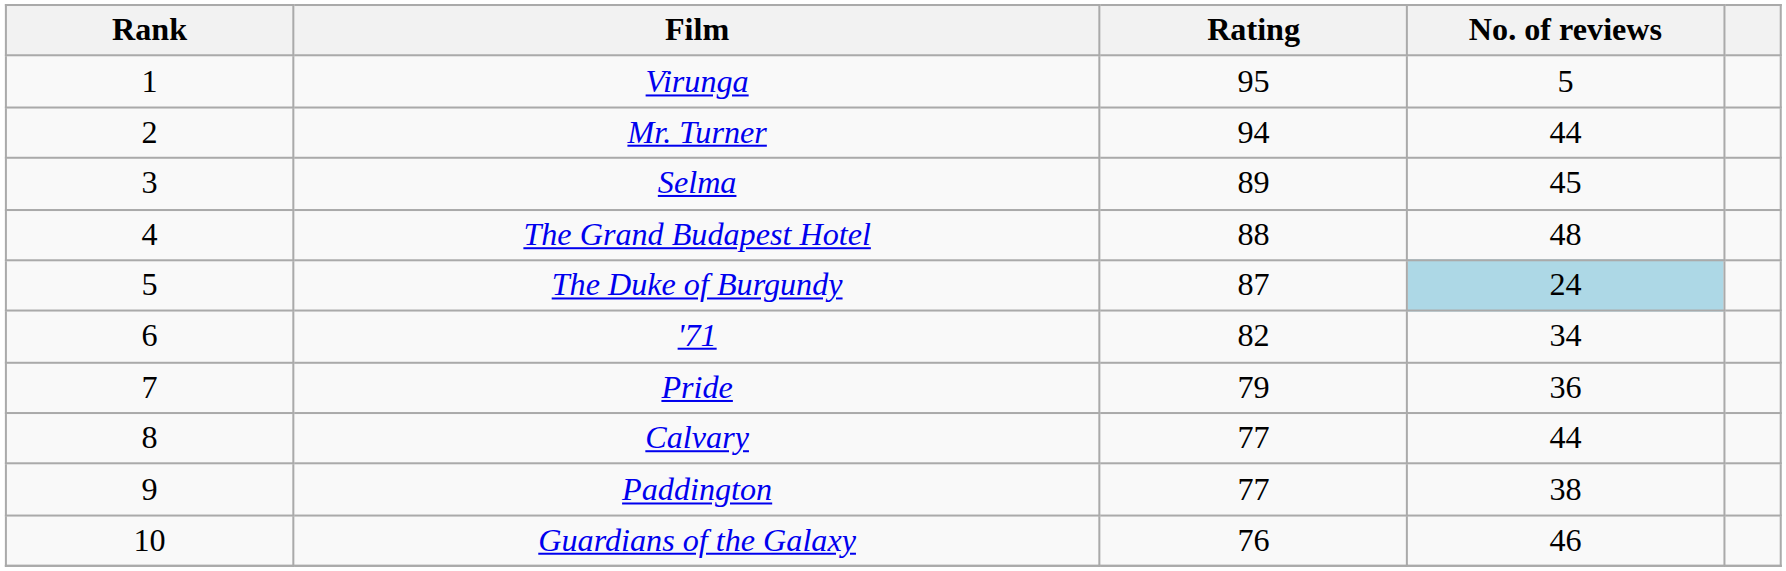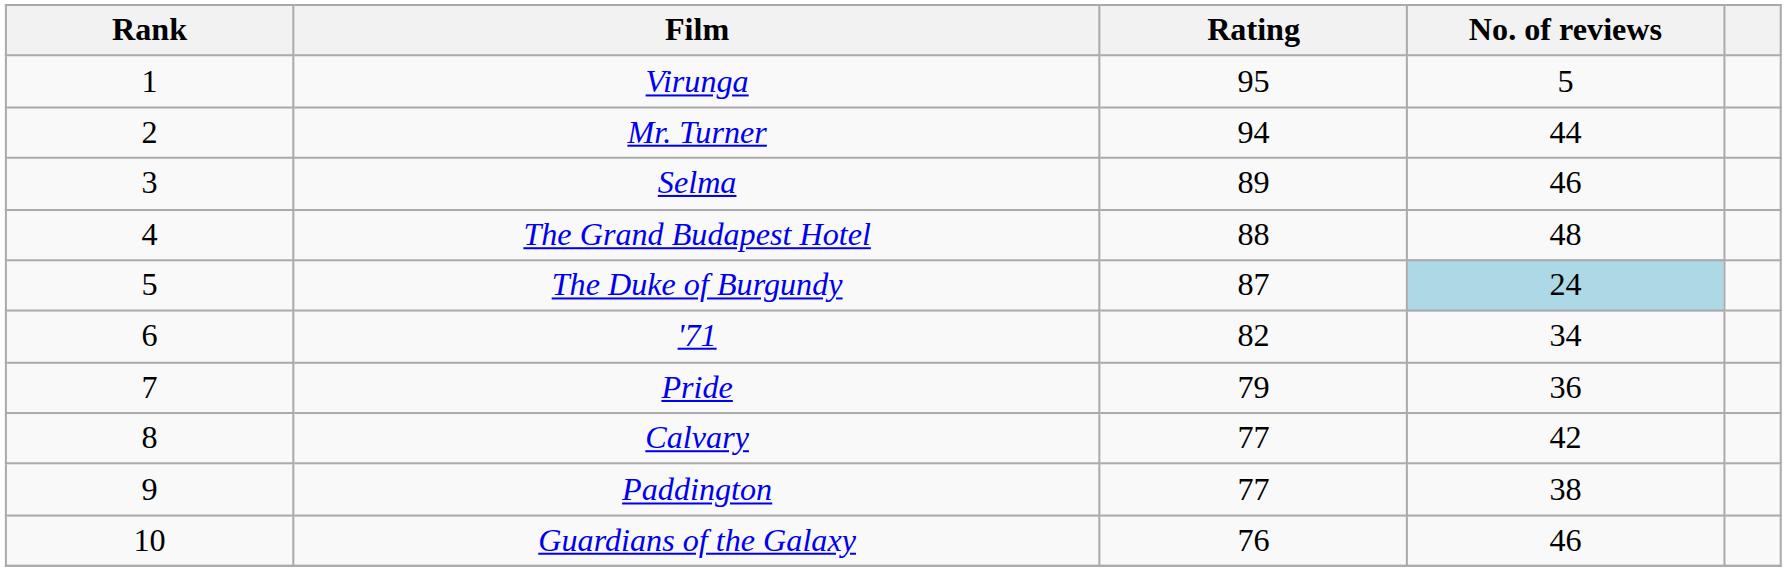(1565, 183) 45 -> (1565, 183) 46
(1565, 438) 44 -> (1565, 438) 42
